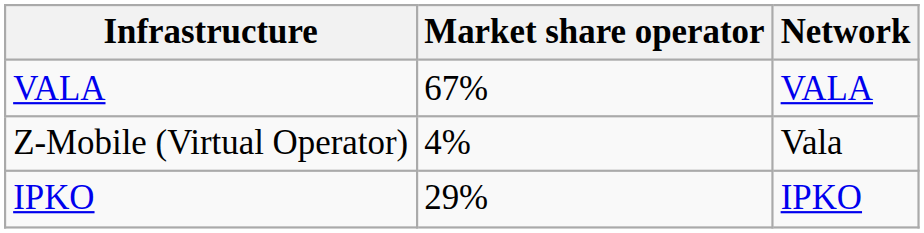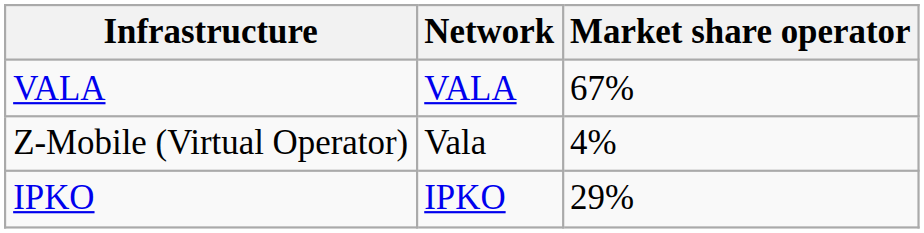columns swapped: (846, 32) <-> (594, 32)
